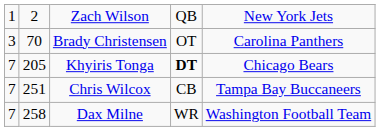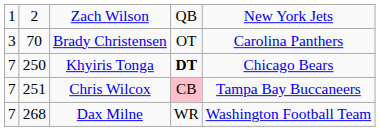(34, 65) 205 -> (34, 65) 250
(186, 89) no background -> (186, 89) pink background
(34, 114) 258 -> (34, 114) 268
